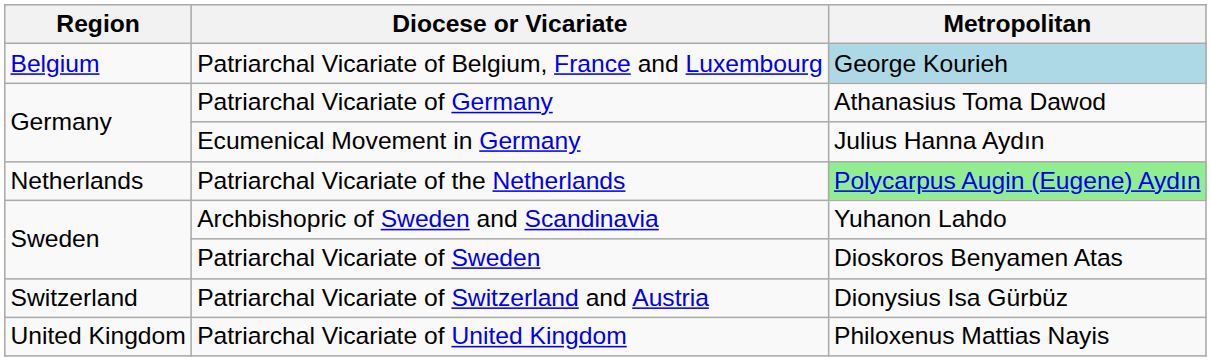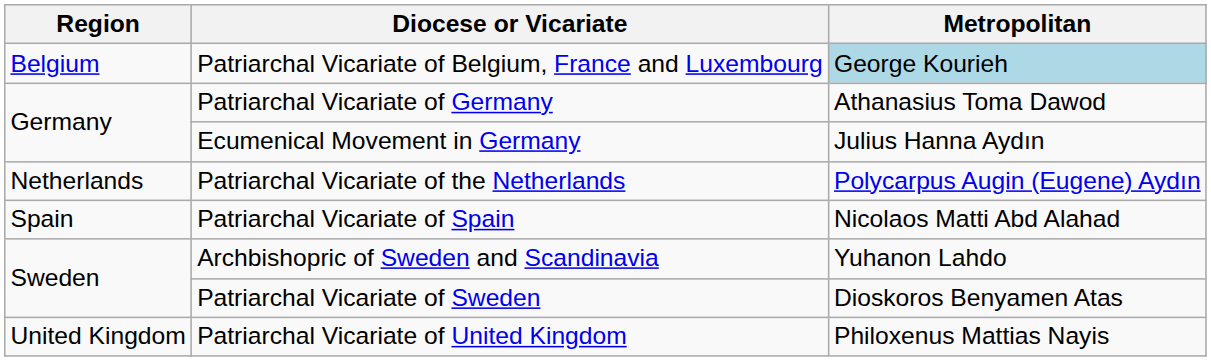(1017, 180) lightgreen background -> (1017, 180) no background
+ row: (356, 219)
- row: (453, 297)
